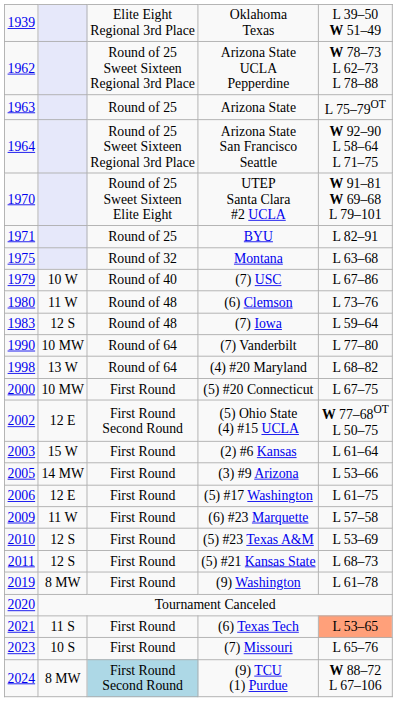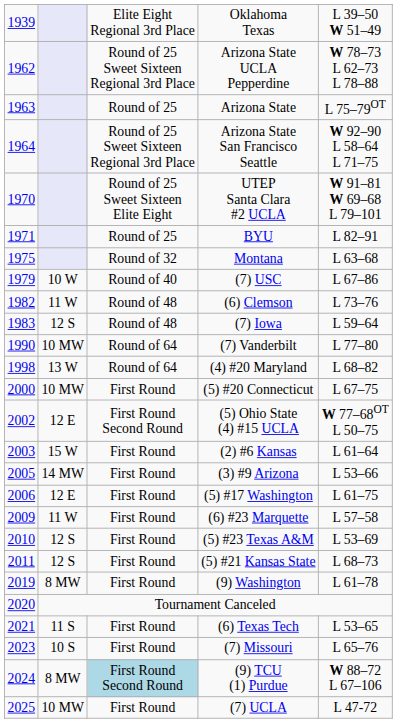(21, 302) 1980 -> (21, 302) 1982
(355, 626) lightsalmon background -> (355, 626) no background
+ row: (258, 707)
